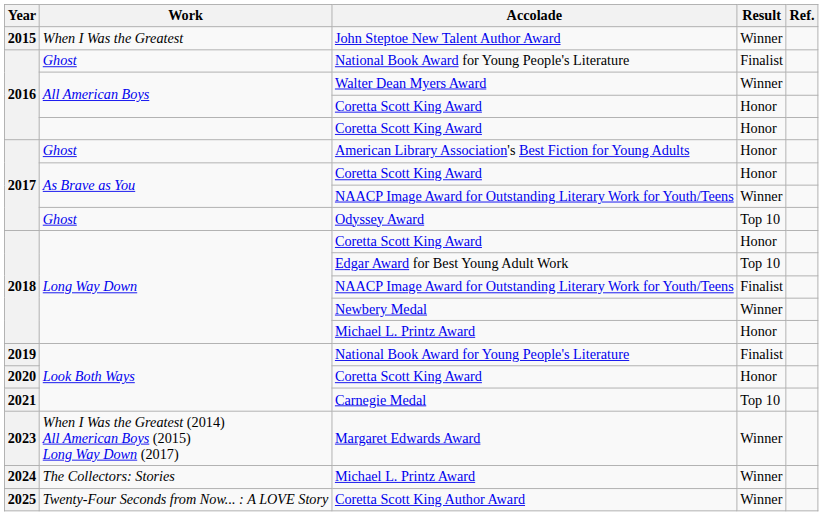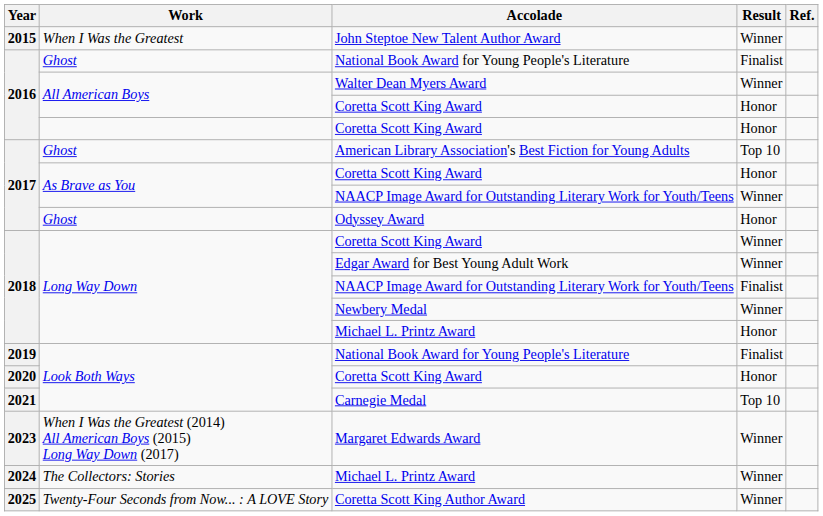(758, 151) Honor -> (760, 151) Top 10
(760, 219) Top 10 -> (758, 219) Honor
(758, 241) Honor -> (761, 241) Winner
(760, 264) Top 10 -> (761, 264) Winner
